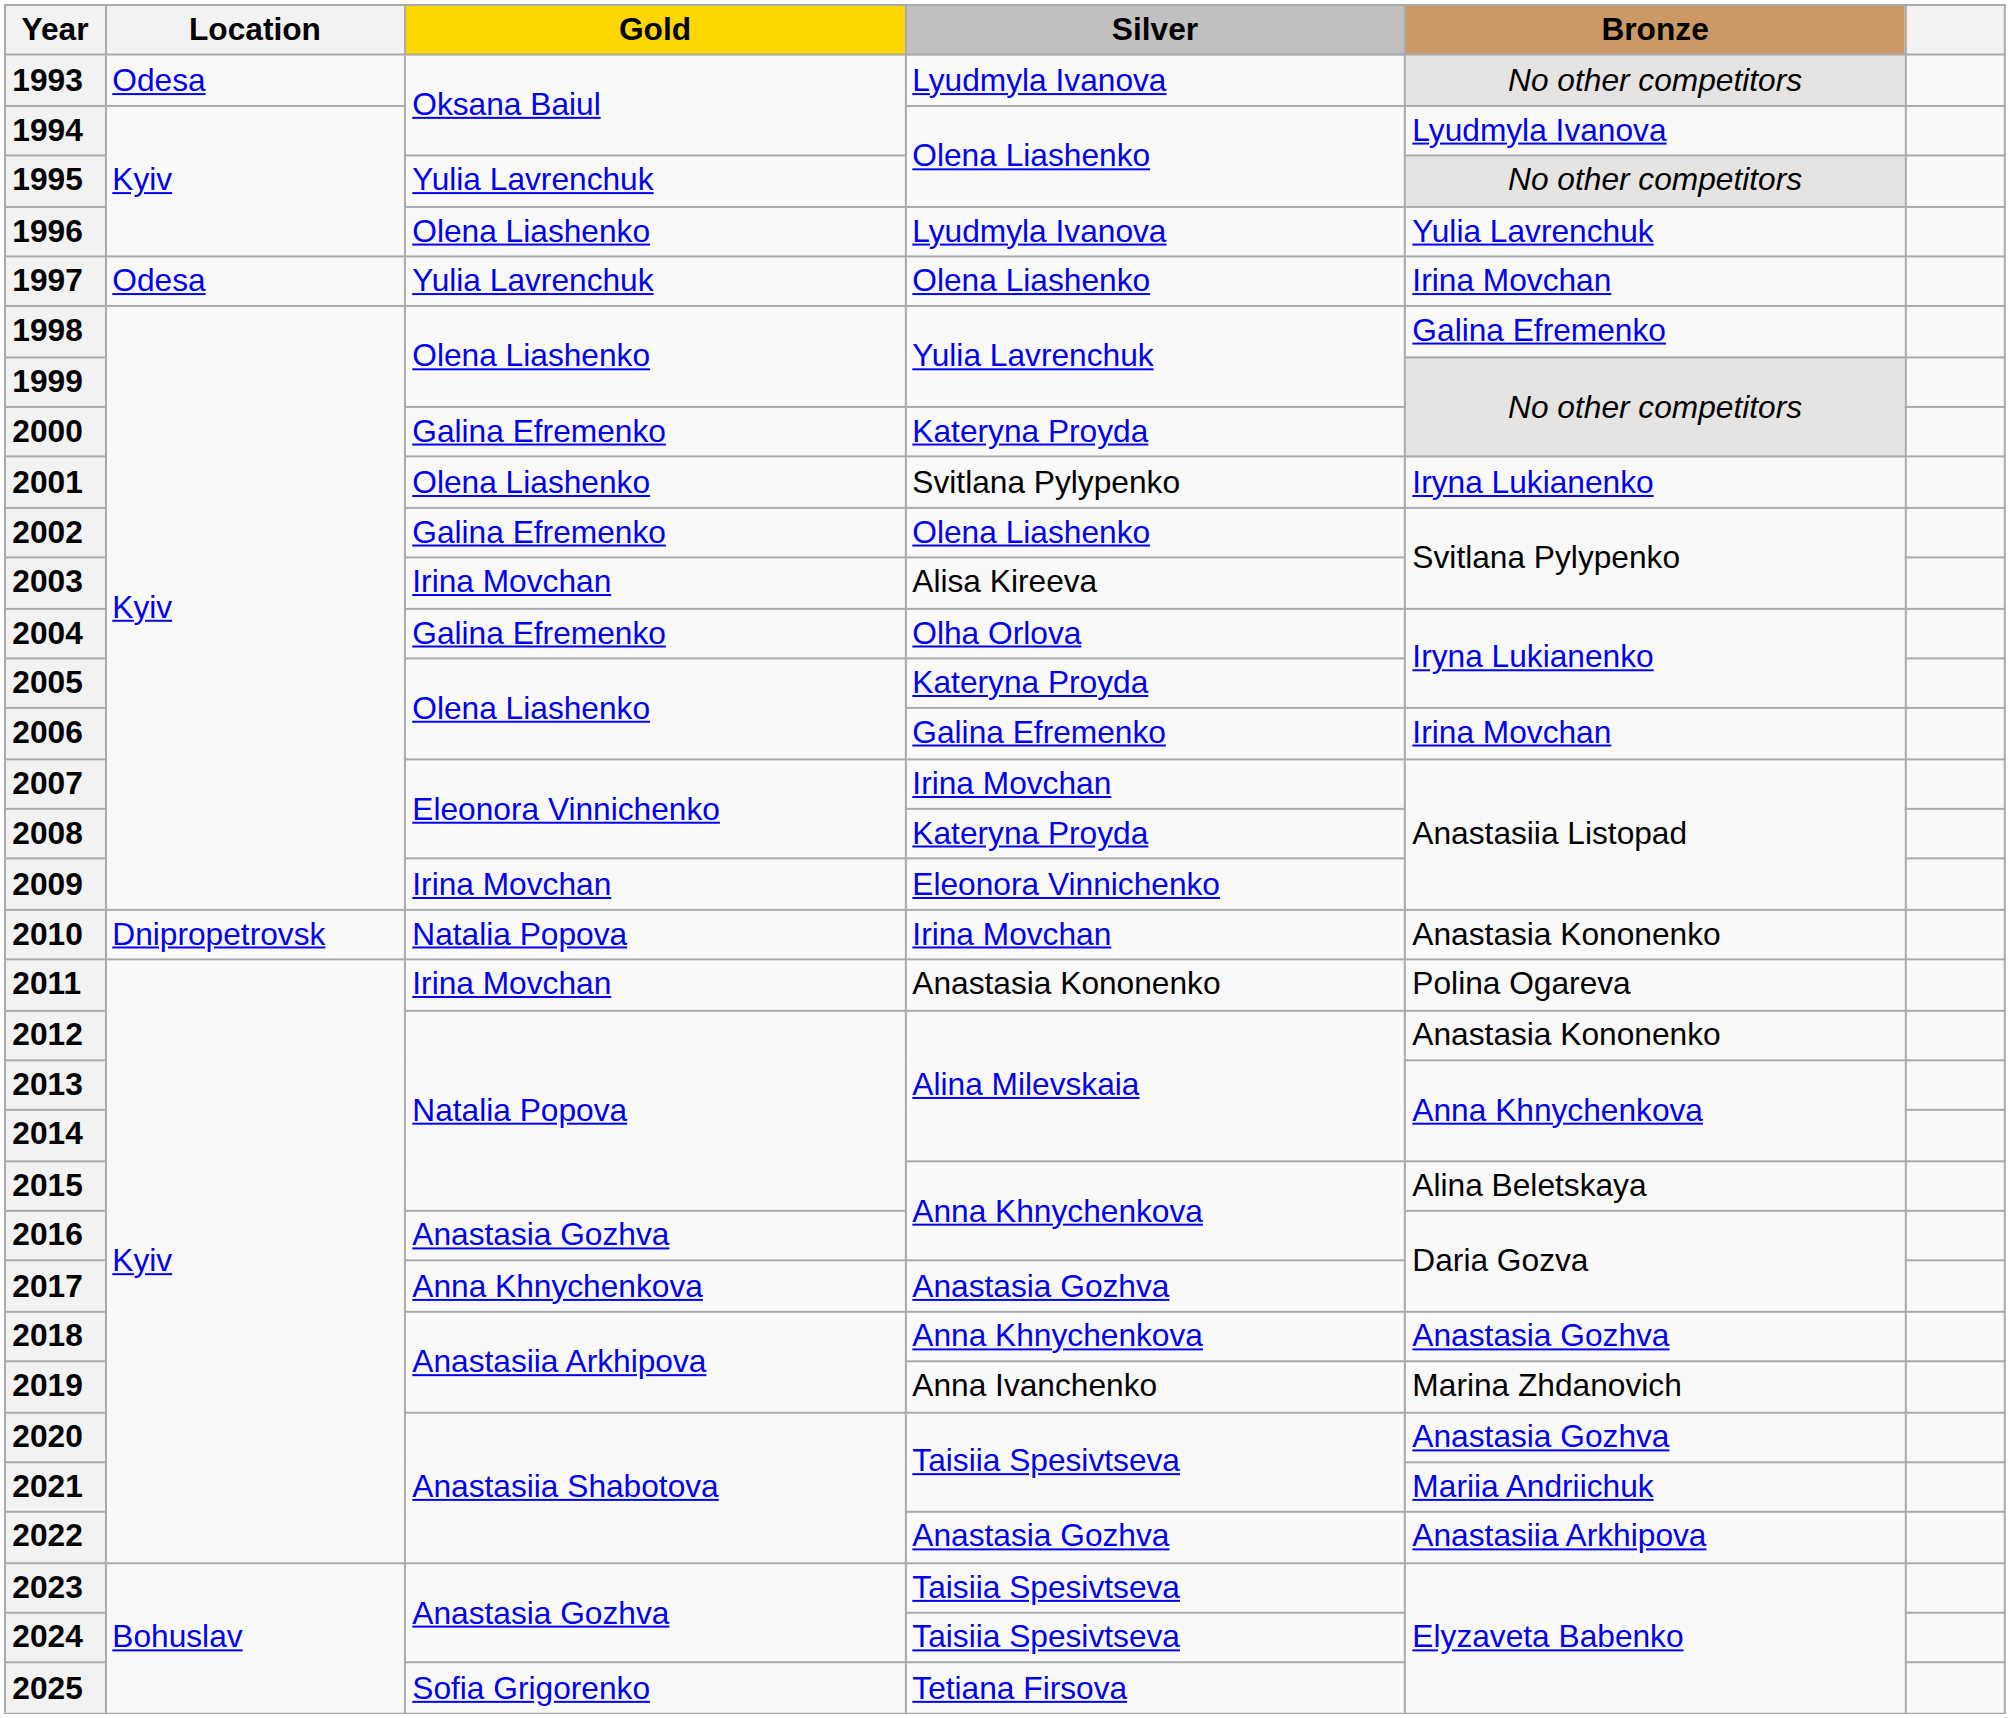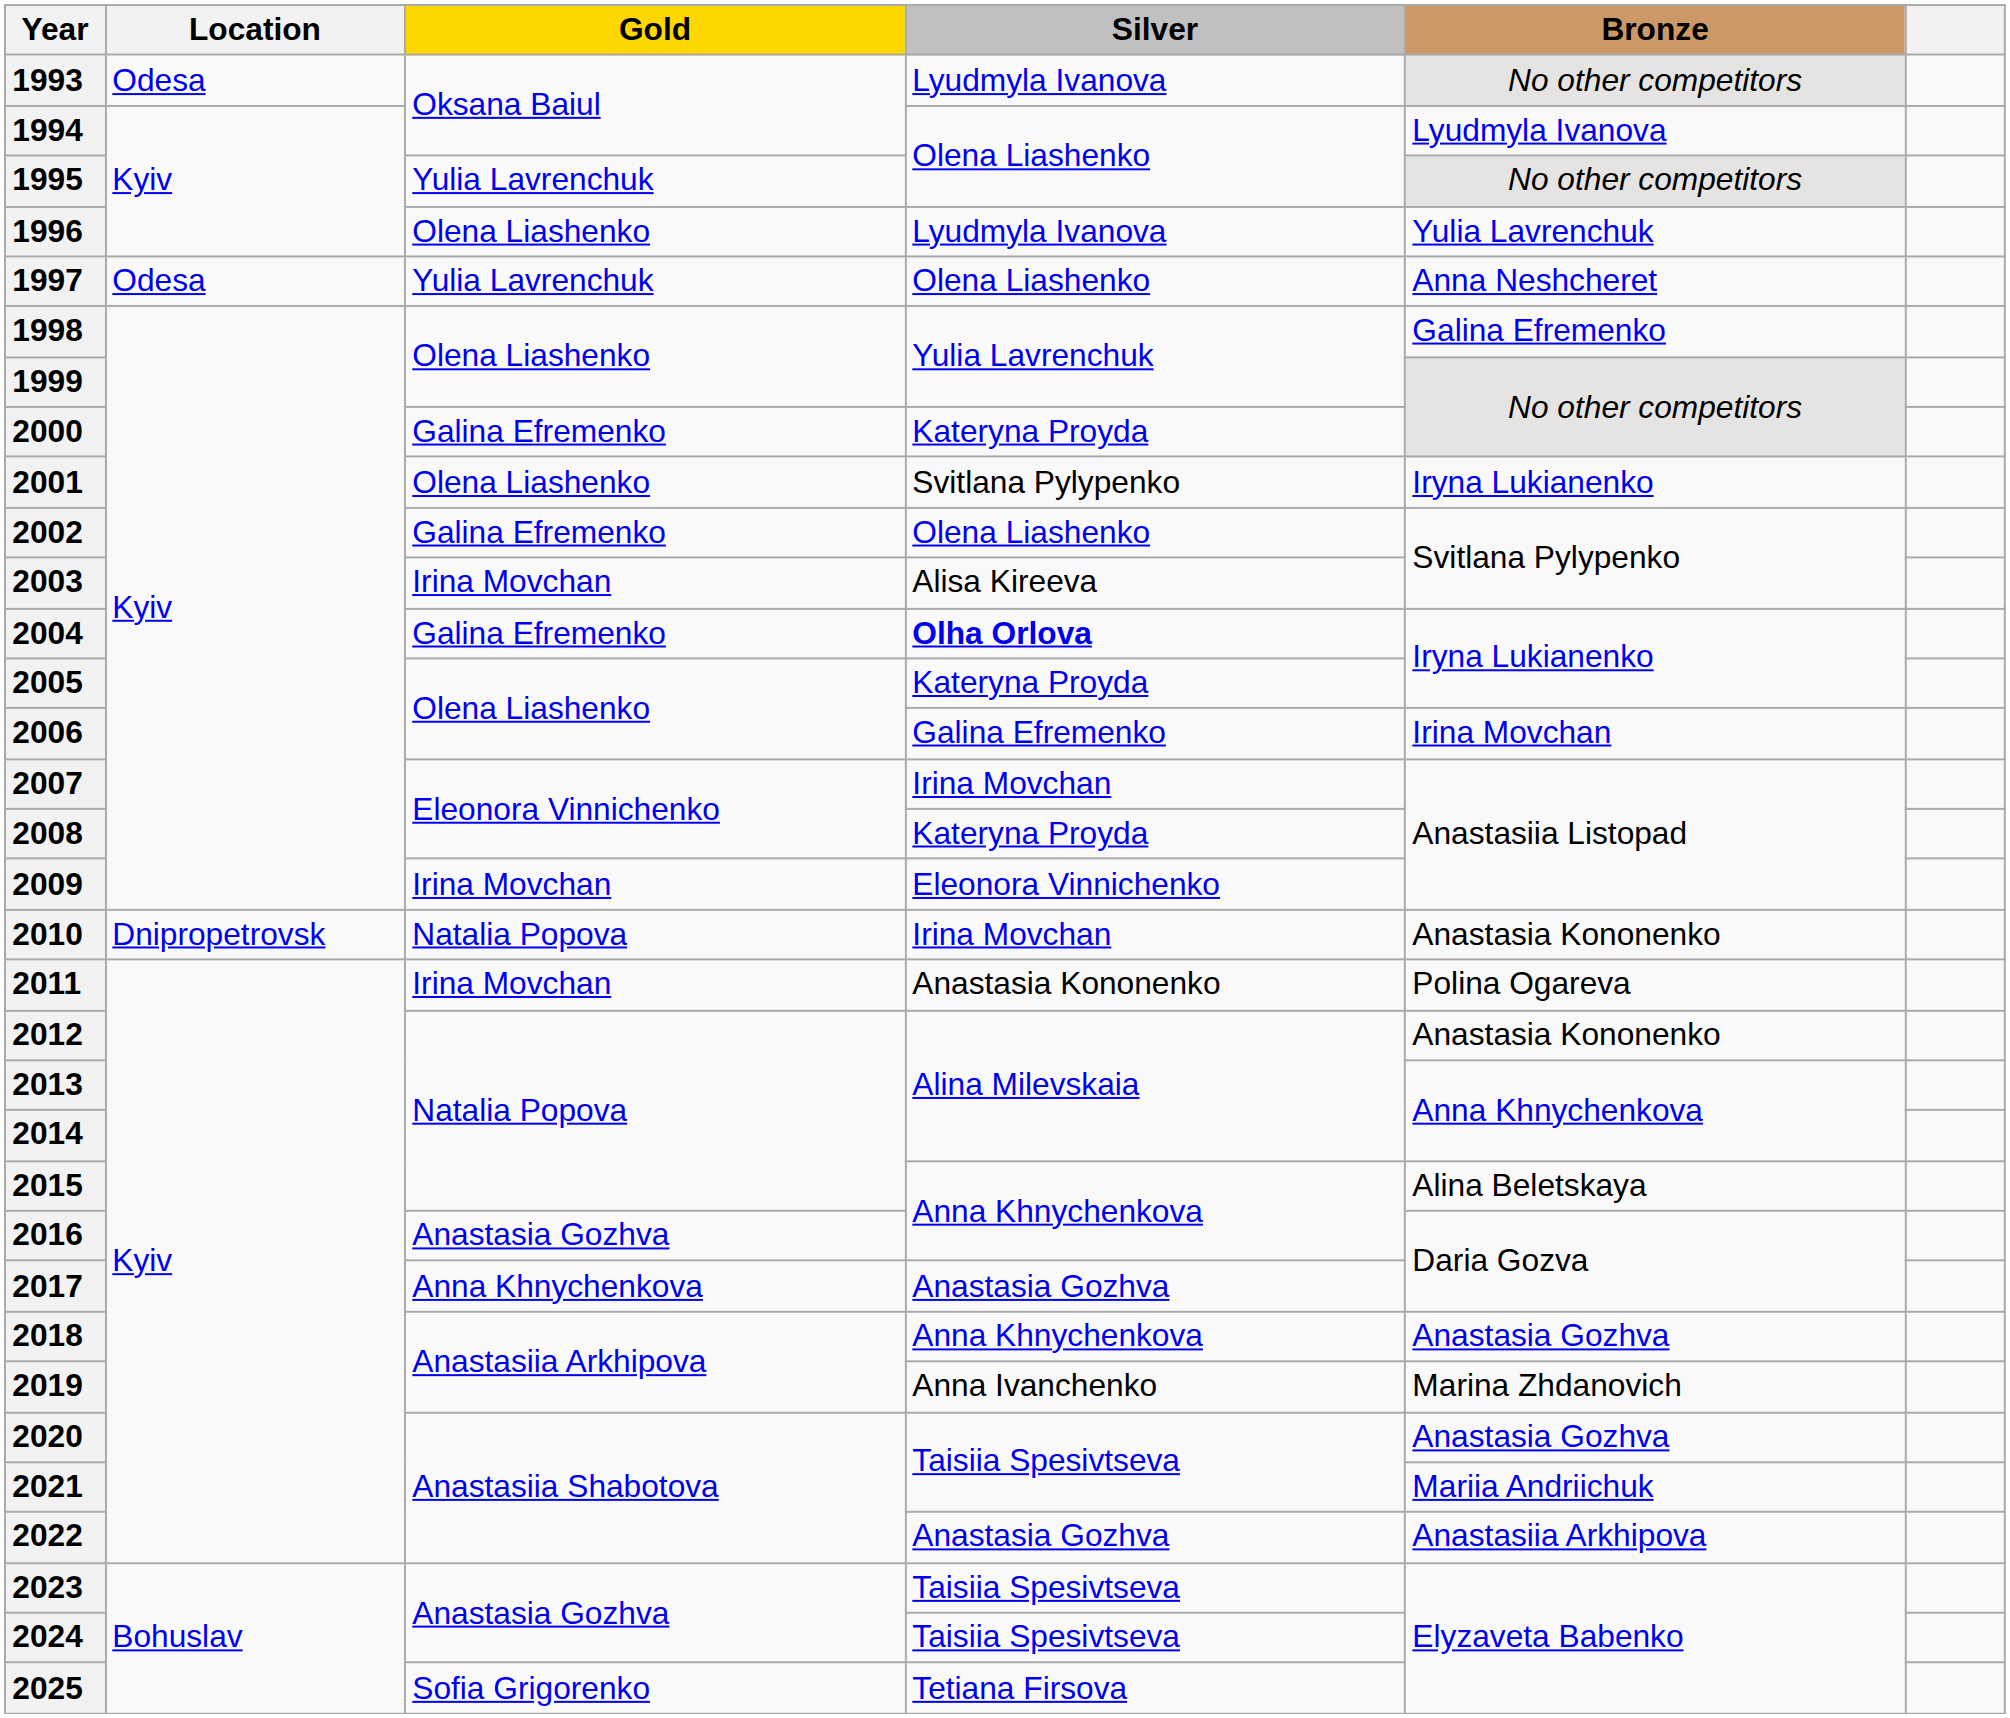(1512, 280) Irina Movchan -> (1535, 280) Anna Neshcheret
(997, 632) normal -> (1002, 632) bold
